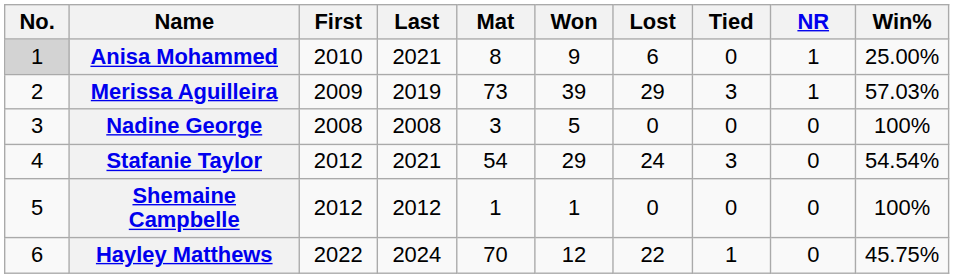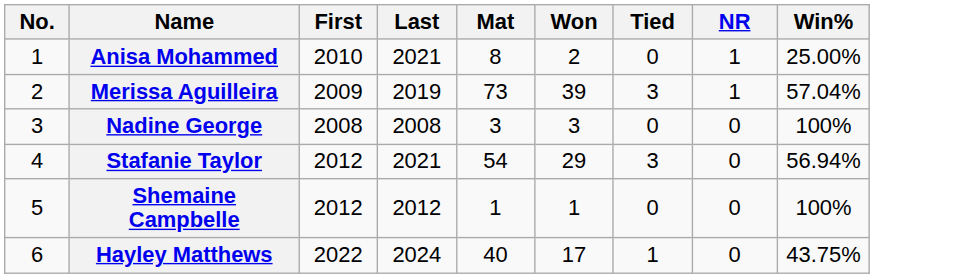- column: (653, 21)
(37, 56) lightgrey background -> (37, 56) no background
(574, 56) 9 -> (574, 56) 2
(902, 91) 57.03% -> (824, 91) 57.04%
(574, 126) 5 -> (574, 126) 3
(902, 160) 54.54% -> (824, 160) 56.94%
(495, 255) 70 -> (495, 255) 40
(574, 255) 12 -> (574, 255) 17
(902, 255) 45.75% -> (824, 255) 43.75%
